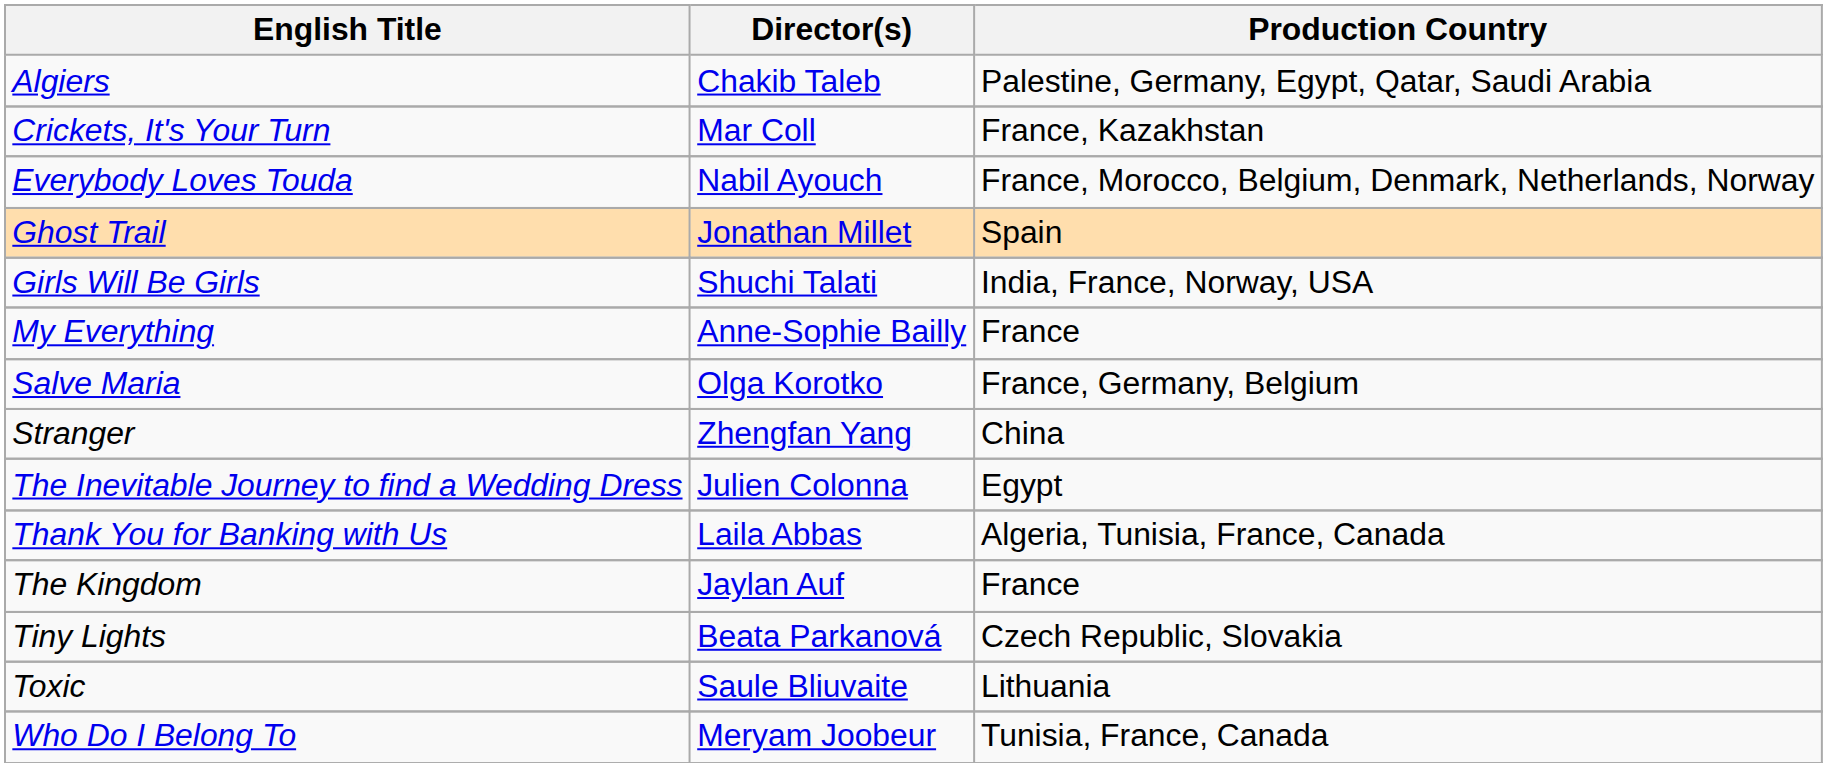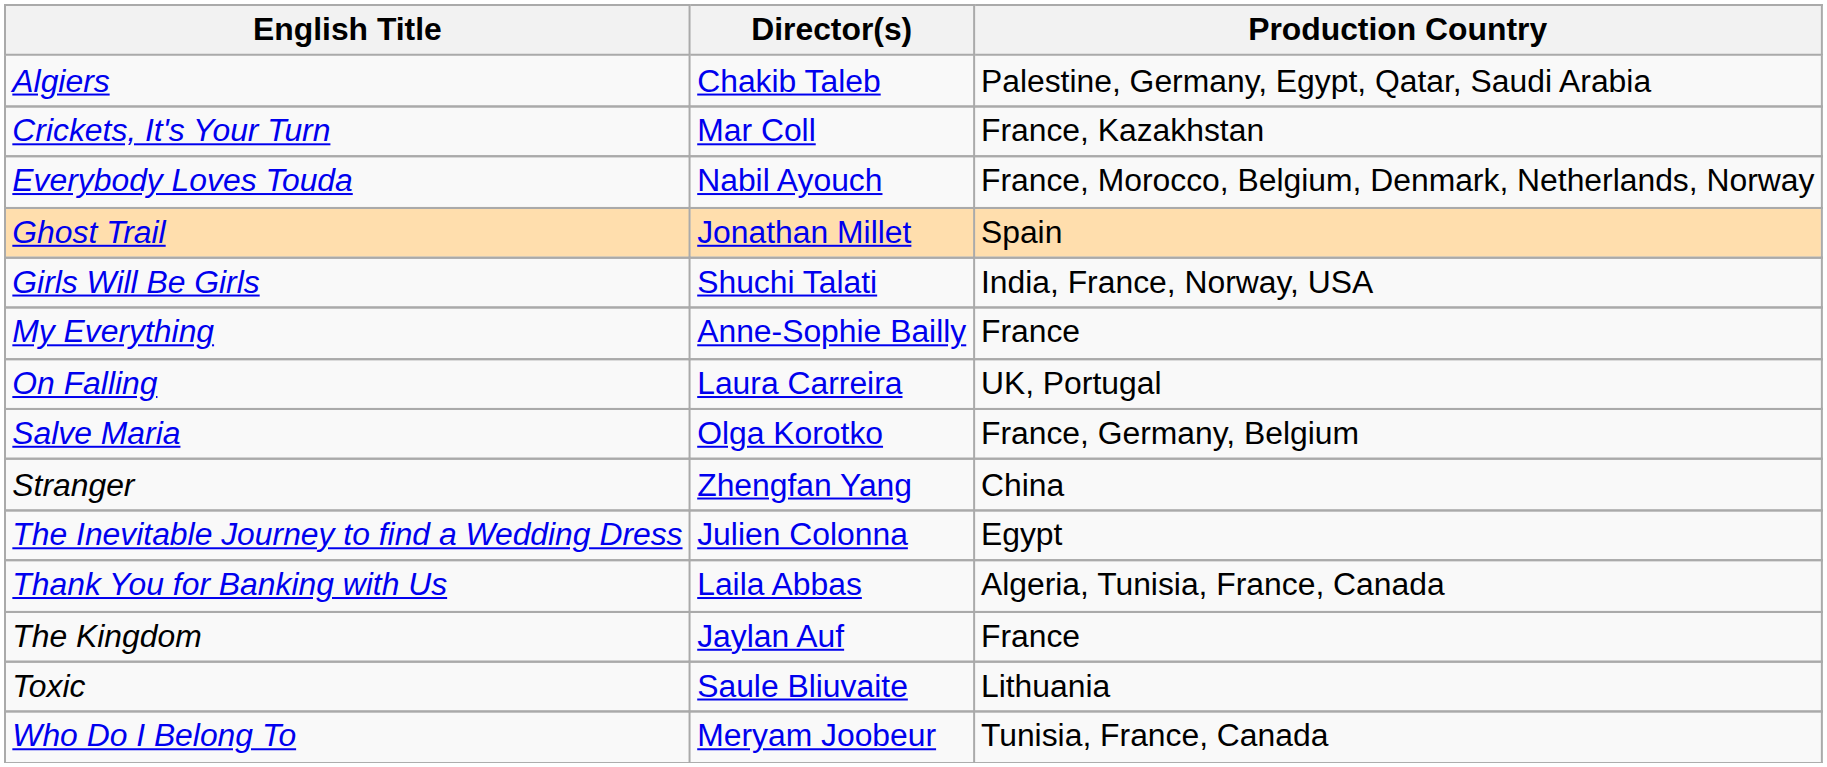+ row: (85, 383)
- row: (89, 635)
